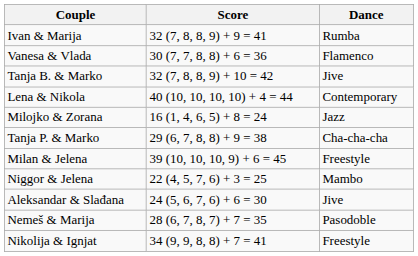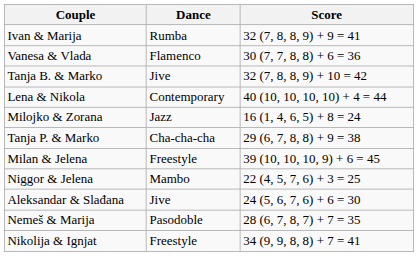columns swapped: (233, 14) <-> (366, 14)
